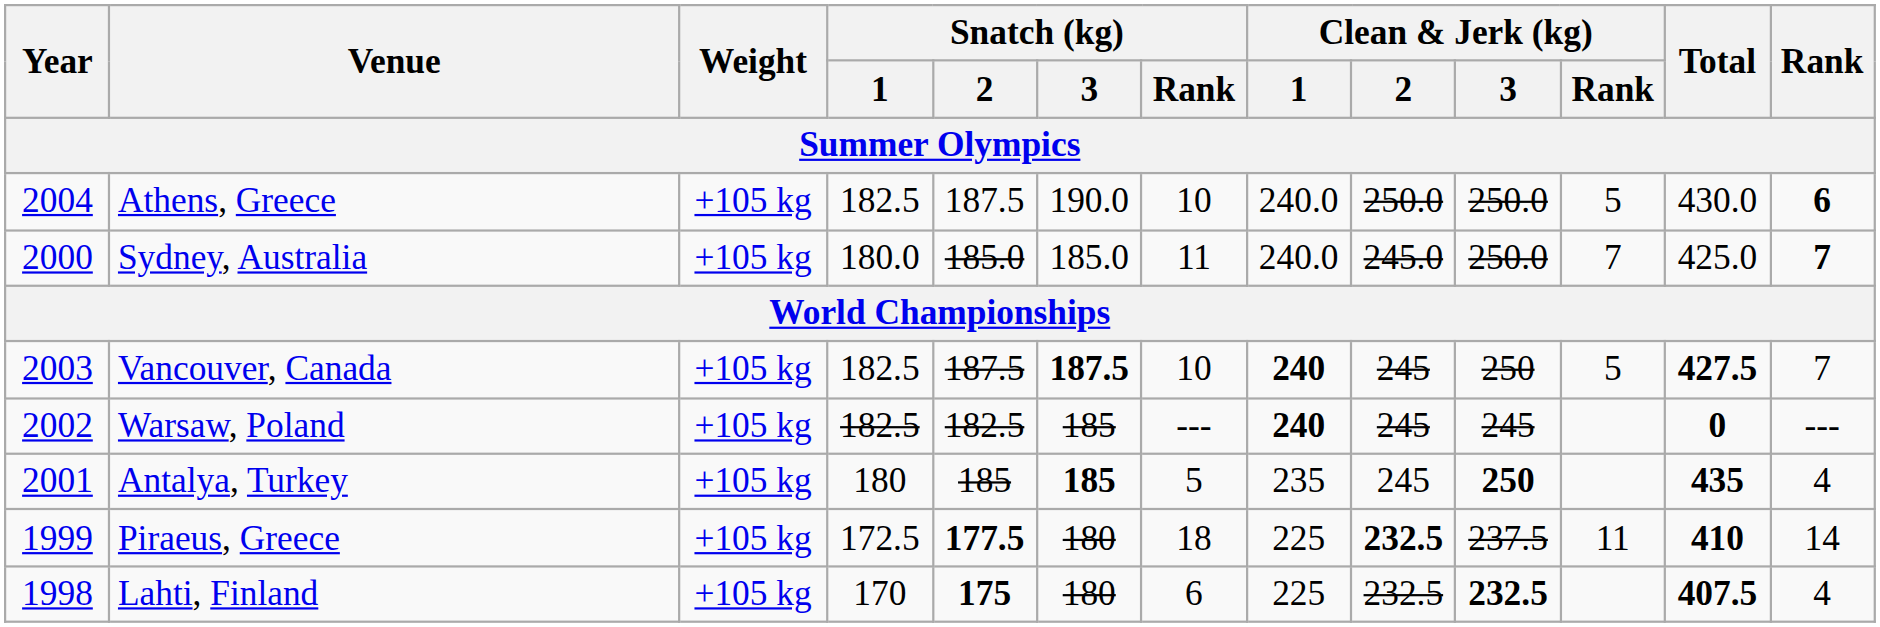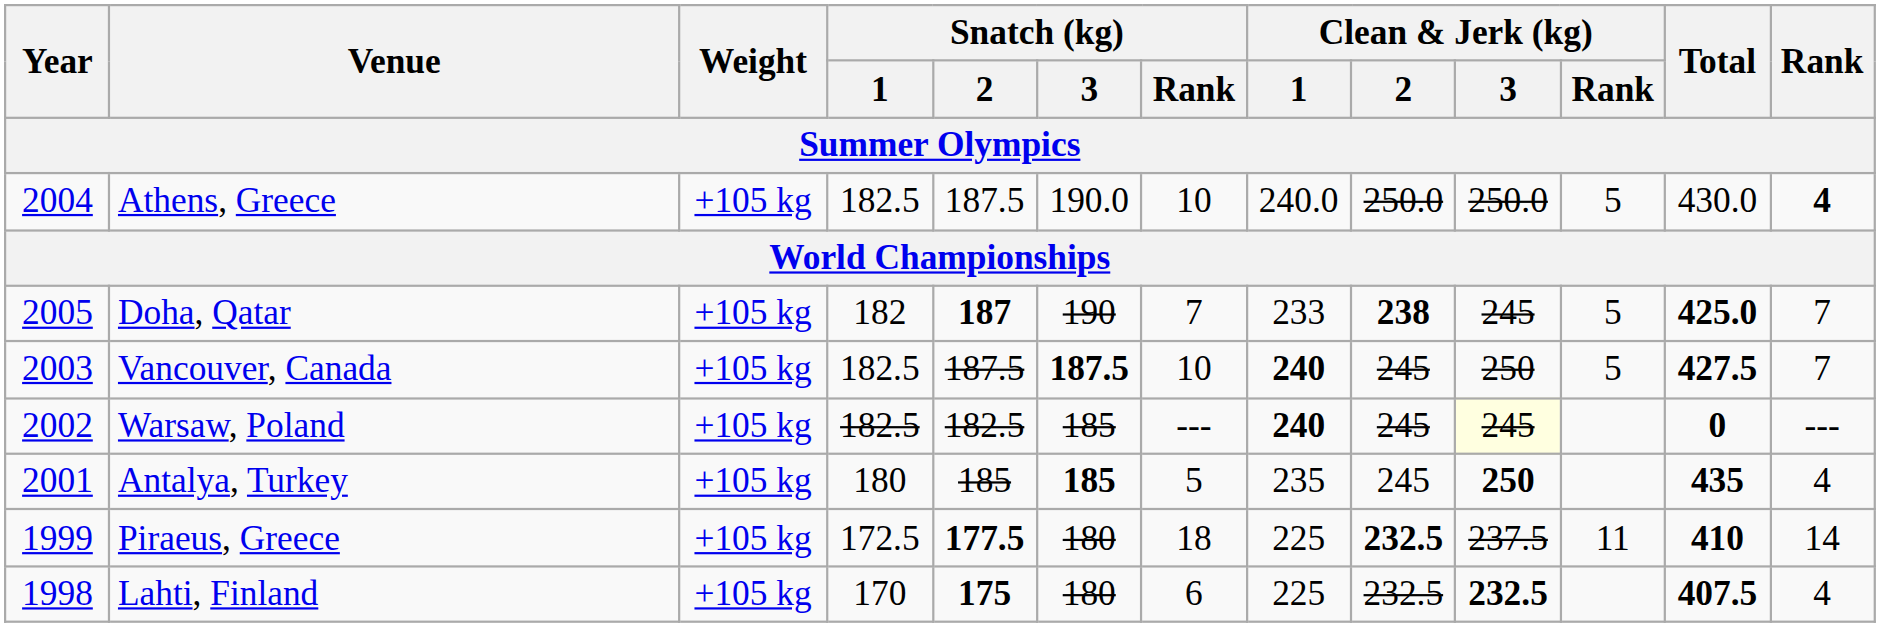(1822, 200) 6 -> (1822, 200) 4
- row: (243, 256)
+ row: (204, 312)
(1508, 425) no background -> (1508, 425) lightyellow background
